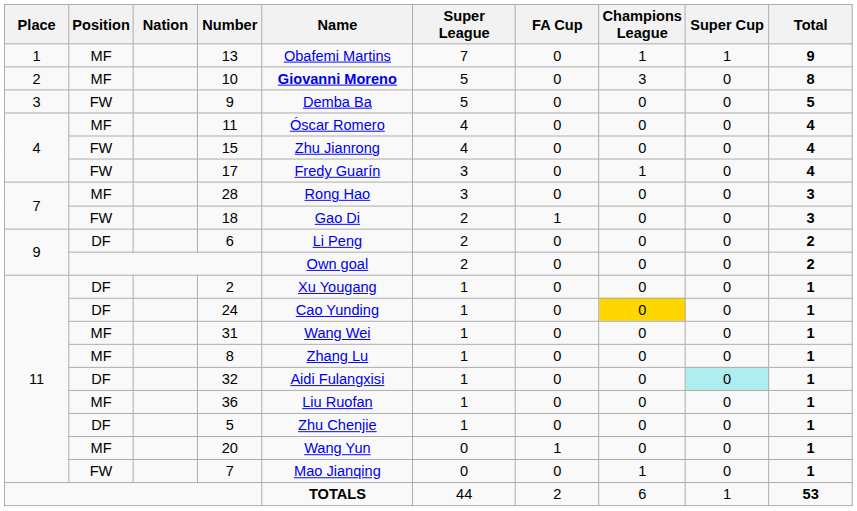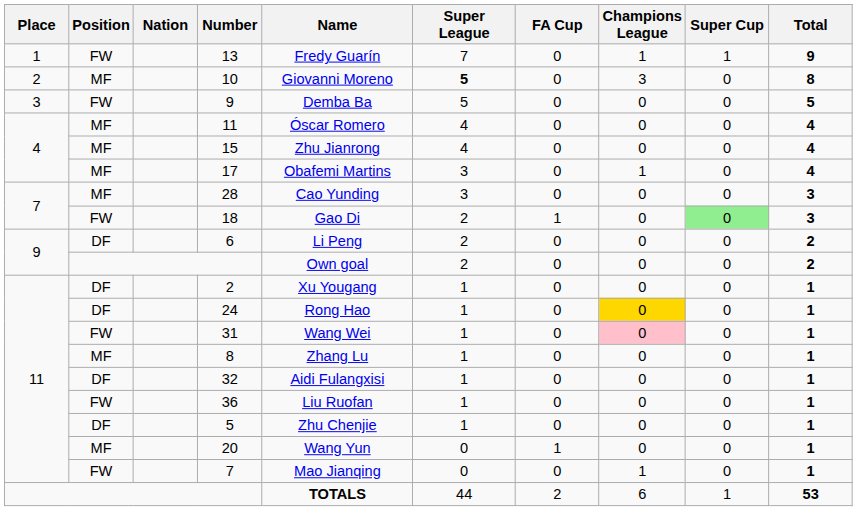(101, 56) MF -> (101, 56) FW
(337, 56) Obafemi Martins -> (337, 56) Fredy Guarín
(337, 79) bold -> (337, 79) normal
(464, 79) normal -> (464, 79) bold
(101, 148) FW -> (101, 148) MF
(101, 171) FW -> (101, 171) MF
(337, 171) Fredy Guarín -> (337, 171) Obafemi Martins
(337, 194) Rong Hao -> (337, 194) Cao Yunding
(727, 217) no background -> (727, 217) lightgreen background
(337, 310) Cao Yunding -> (337, 310) Rong Hao
(101, 333) MF -> (101, 333) FW
(642, 333) no background -> (642, 333) pink background
(727, 379) paleturquoise background -> (727, 379) no background
(101, 402) MF -> (101, 402) FW
